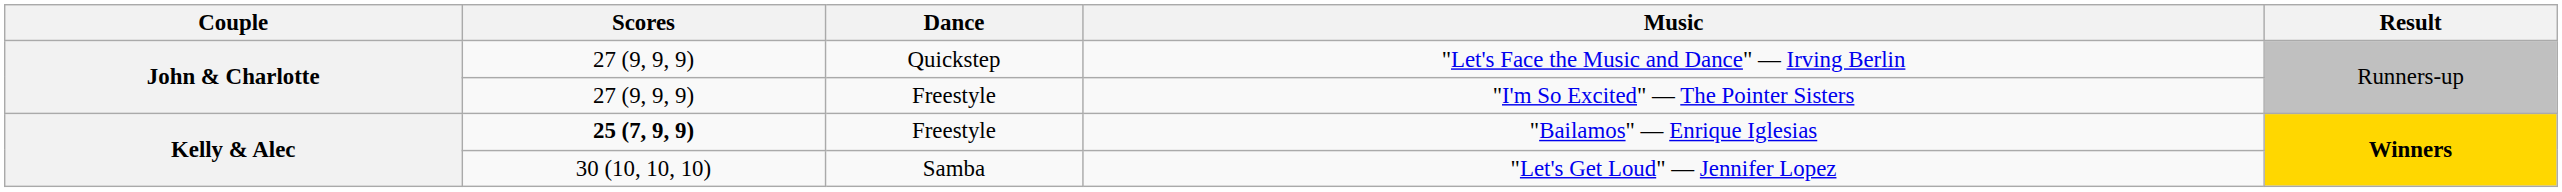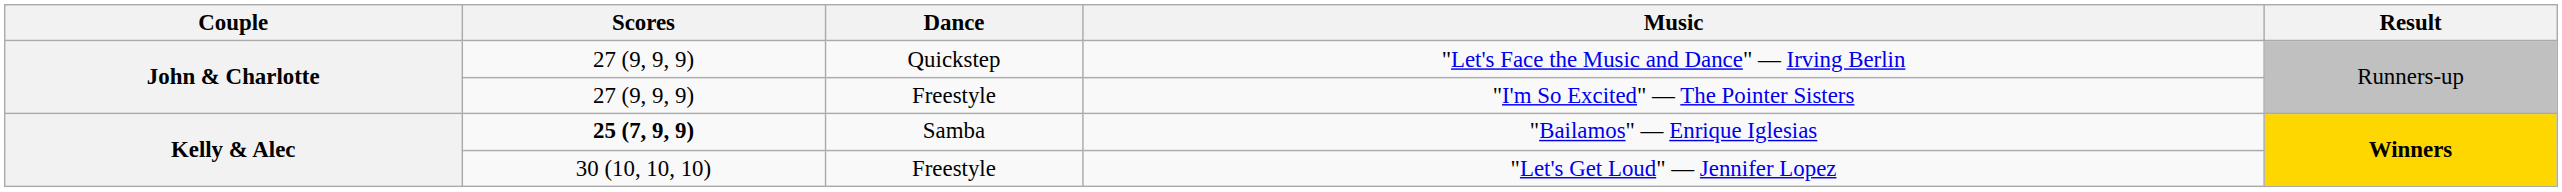(954, 131) Freestyle -> (954, 131) Samba
(954, 167) Samba -> (954, 167) Freestyle
